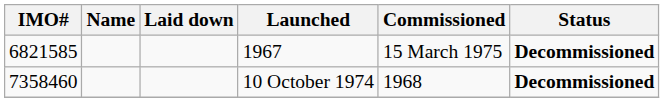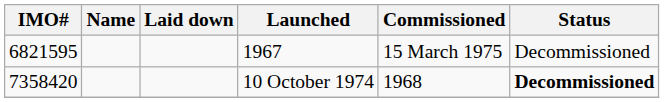(43, 50) 6821585 -> (43, 50) 6821595
(584, 50) bold -> (582, 50) normal
(43, 81) 7358460 -> (43, 81) 7358420
